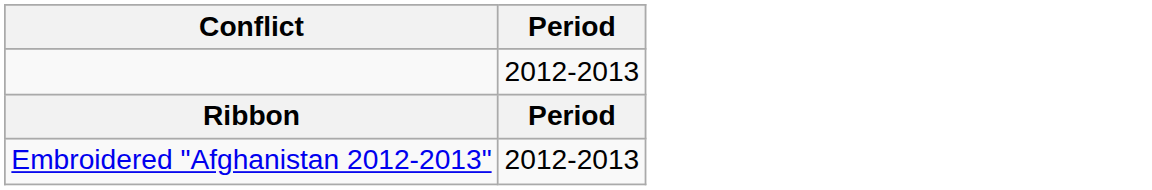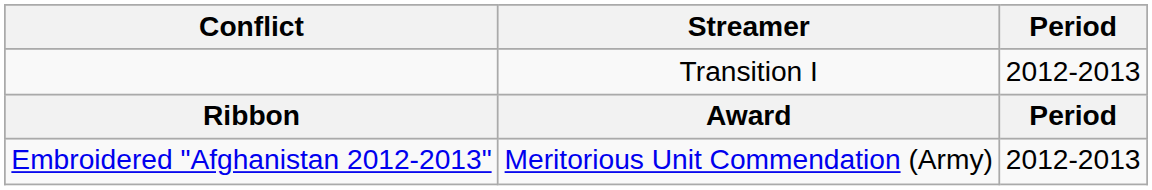+ column: (749, 26)
